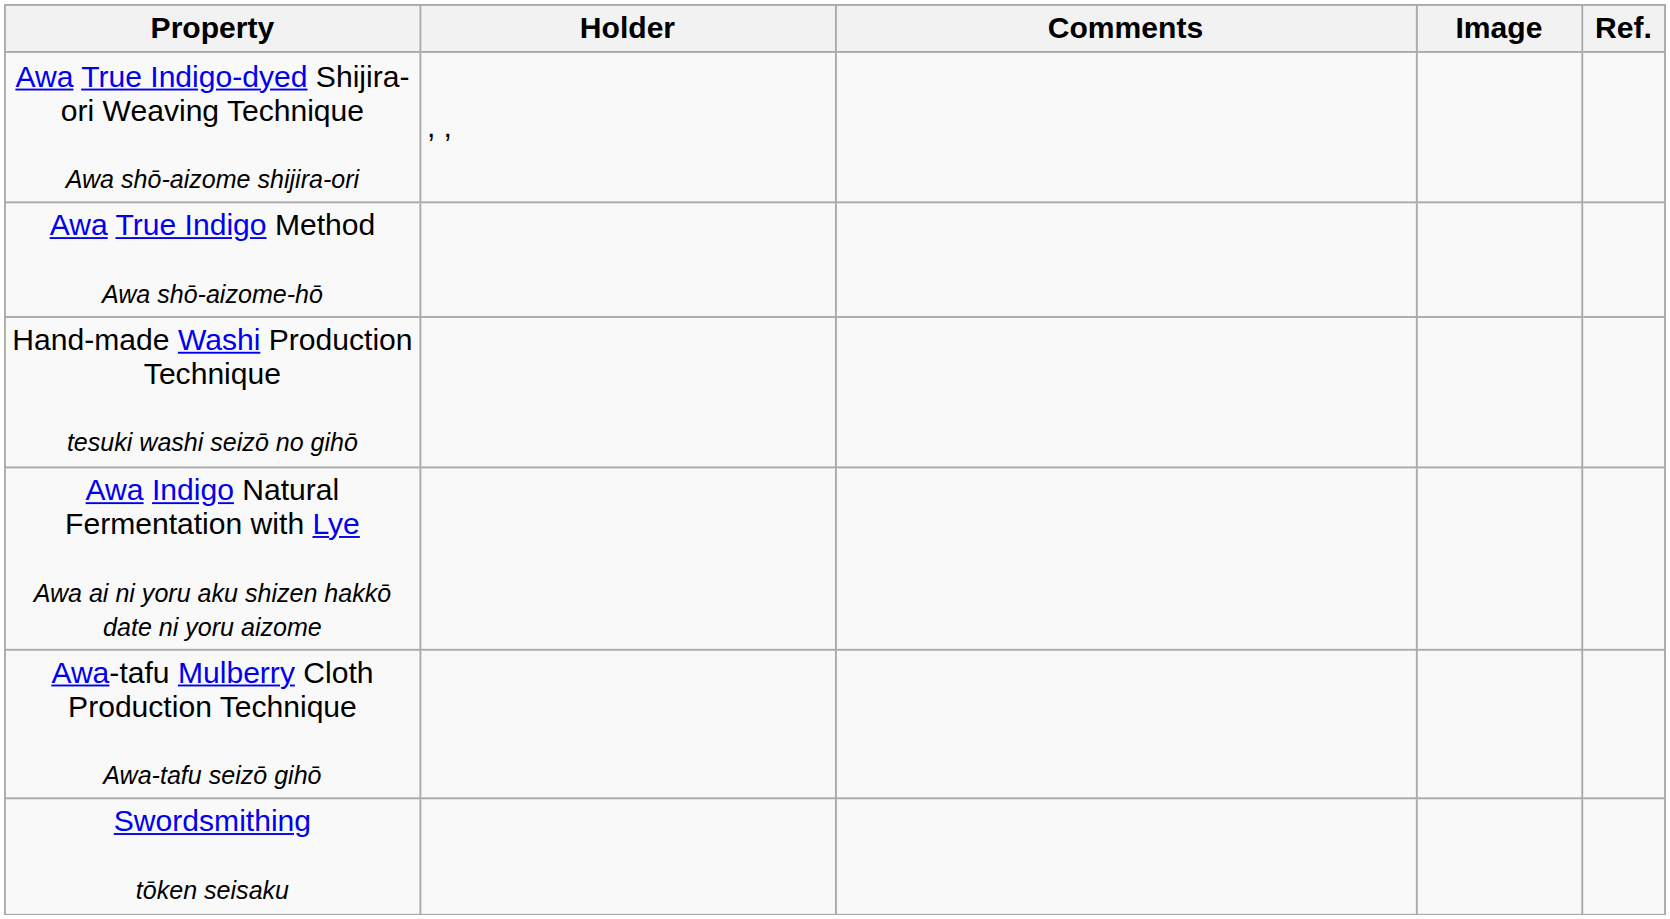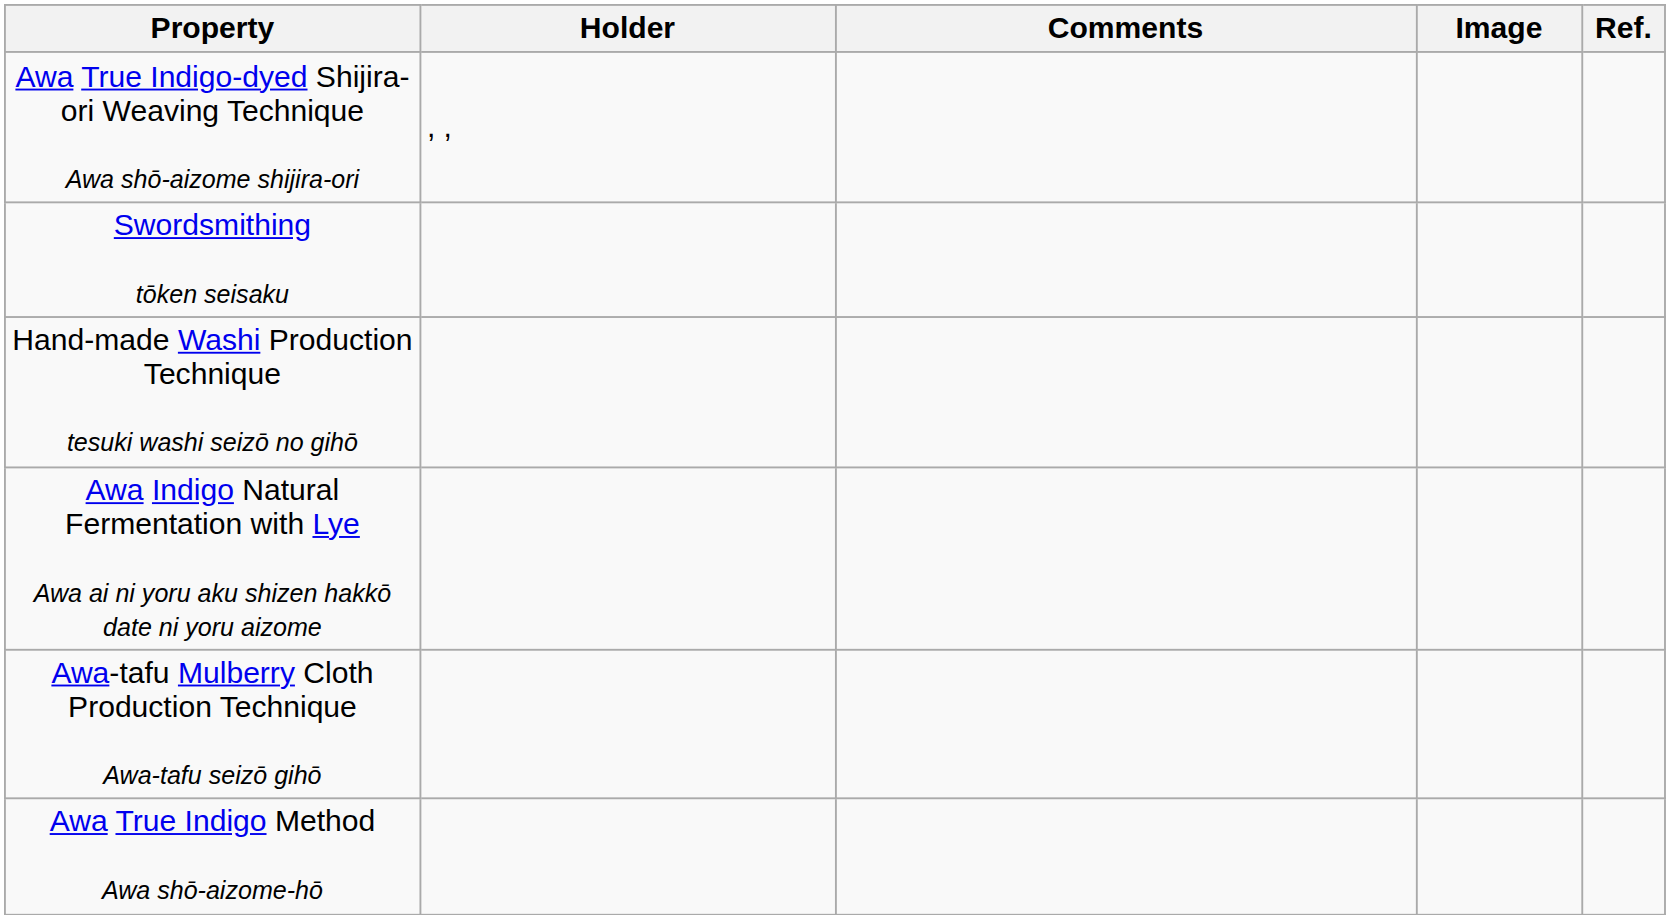rows swapped: (212, 259) <-> (212, 856)
